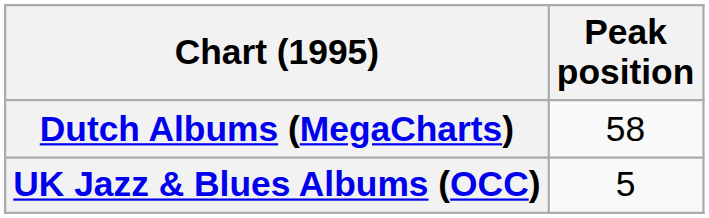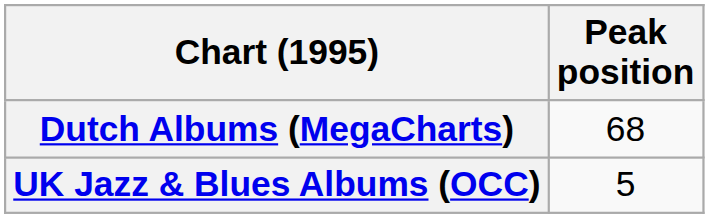(626, 128) 58 -> (626, 128) 68
